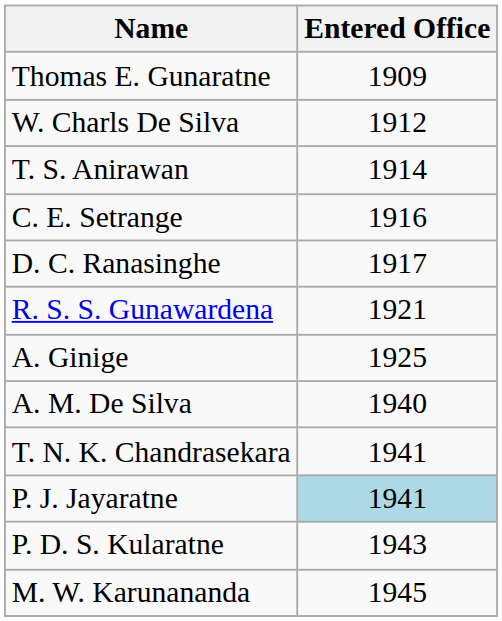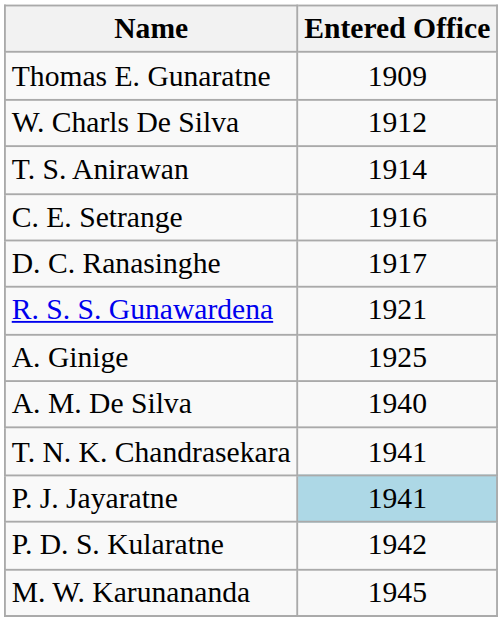(397, 544) 1943 -> (397, 544) 1942
